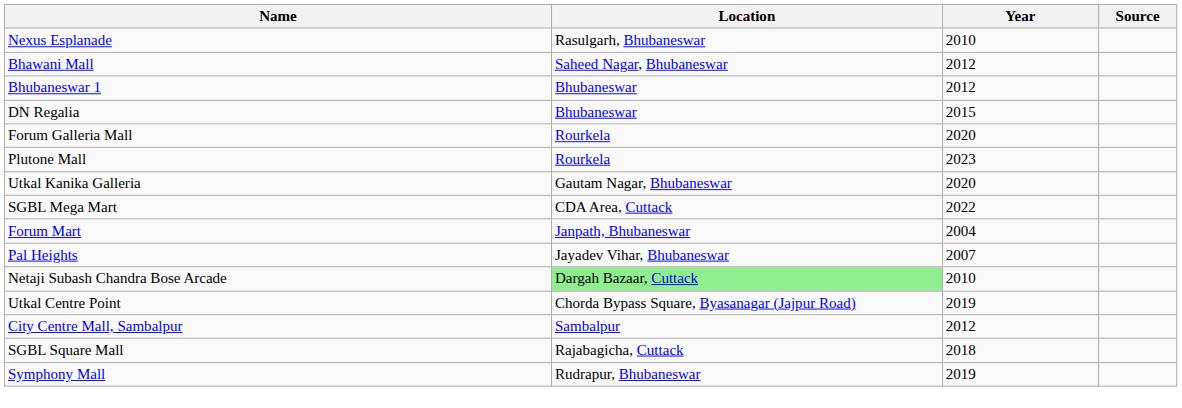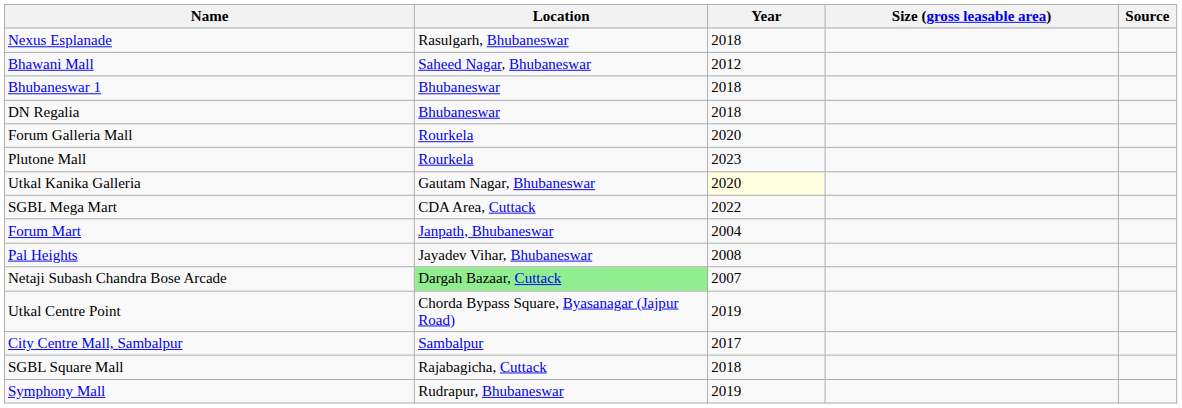+ column: (971, 16)
(961, 40) 2010 -> (726, 40) 2018
(961, 87) 2012 -> (726, 87) 2018
(961, 111) 2015 -> (726, 111) 2018
(961, 183) no background -> (726, 183) lightyellow background
(961, 254) 2007 -> (726, 254) 2008
(961, 278) 2010 -> (726, 278) 2007
(961, 326) 2012 -> (726, 343) 2017
